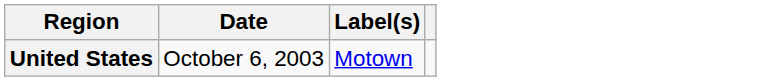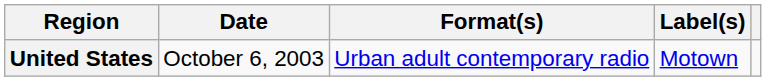+ column: (492, 22)
